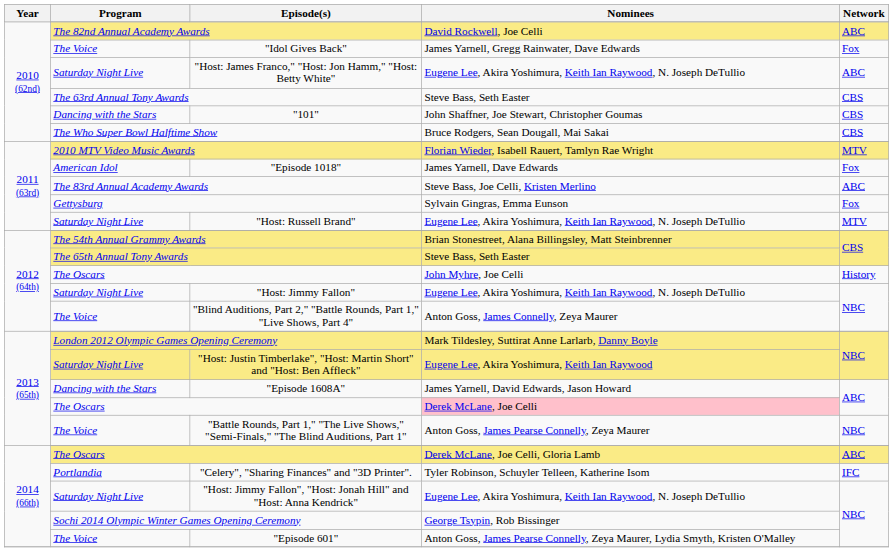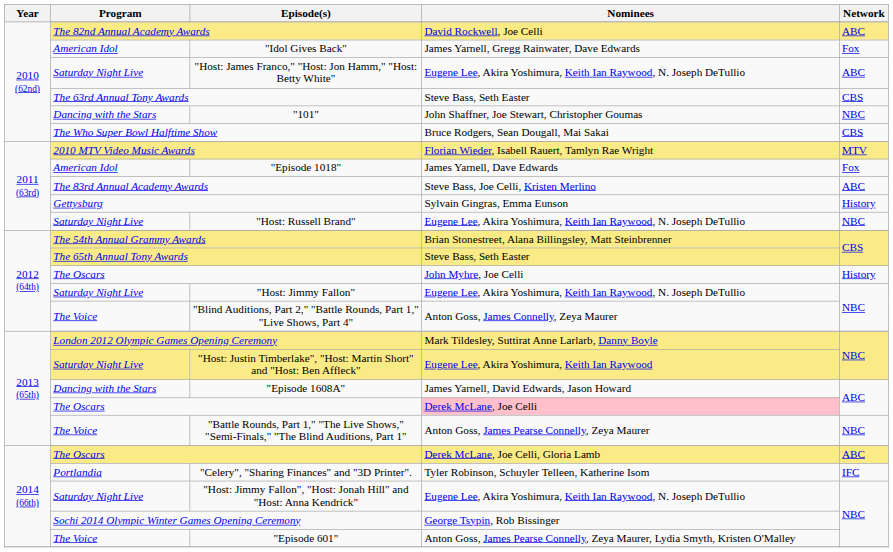(75, 48) The Voice -> (86, 48) American Idol
(853, 114) CBS -> (853, 114) NBC
(851, 203) Fox -> (859, 203) History
(854, 221) MTV -> (853, 221) NBC
